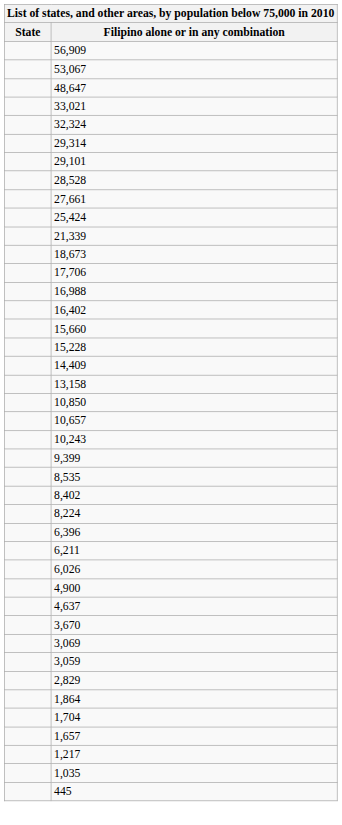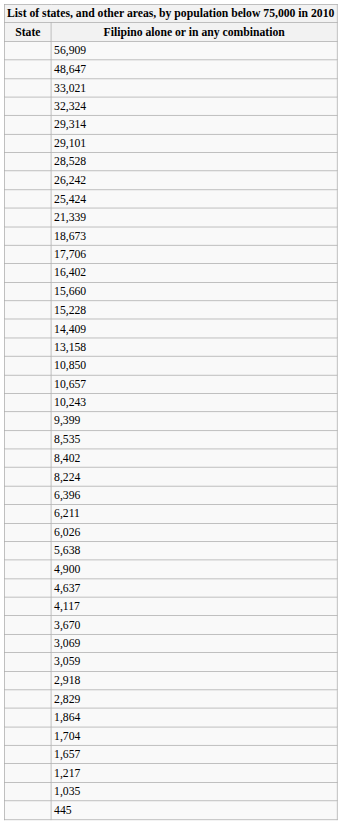- row: (70, 69)
- row: (70, 198)
+ row: (70, 180)
- row: (70, 291)
+ row: (67, 550)
+ row: (67, 606)
+ row: (67, 680)
